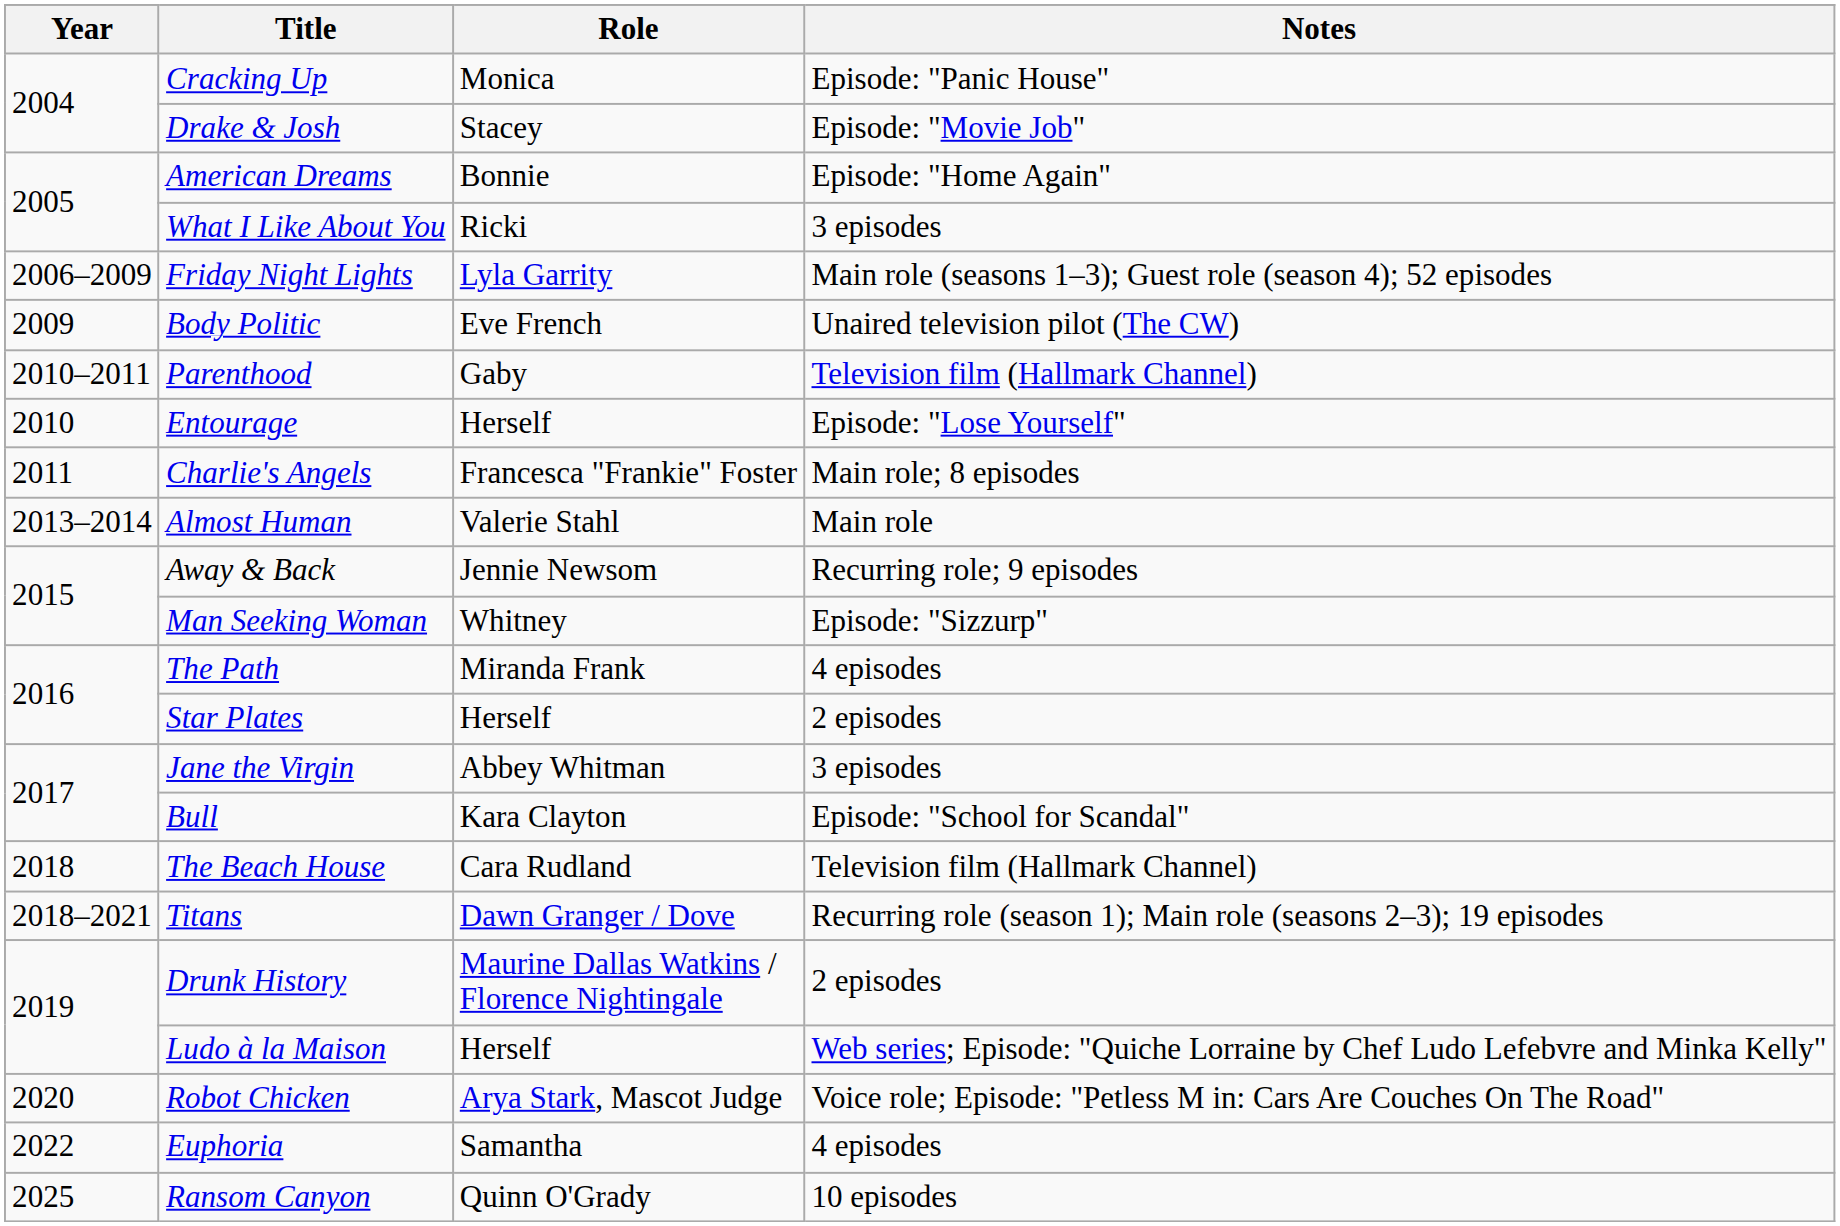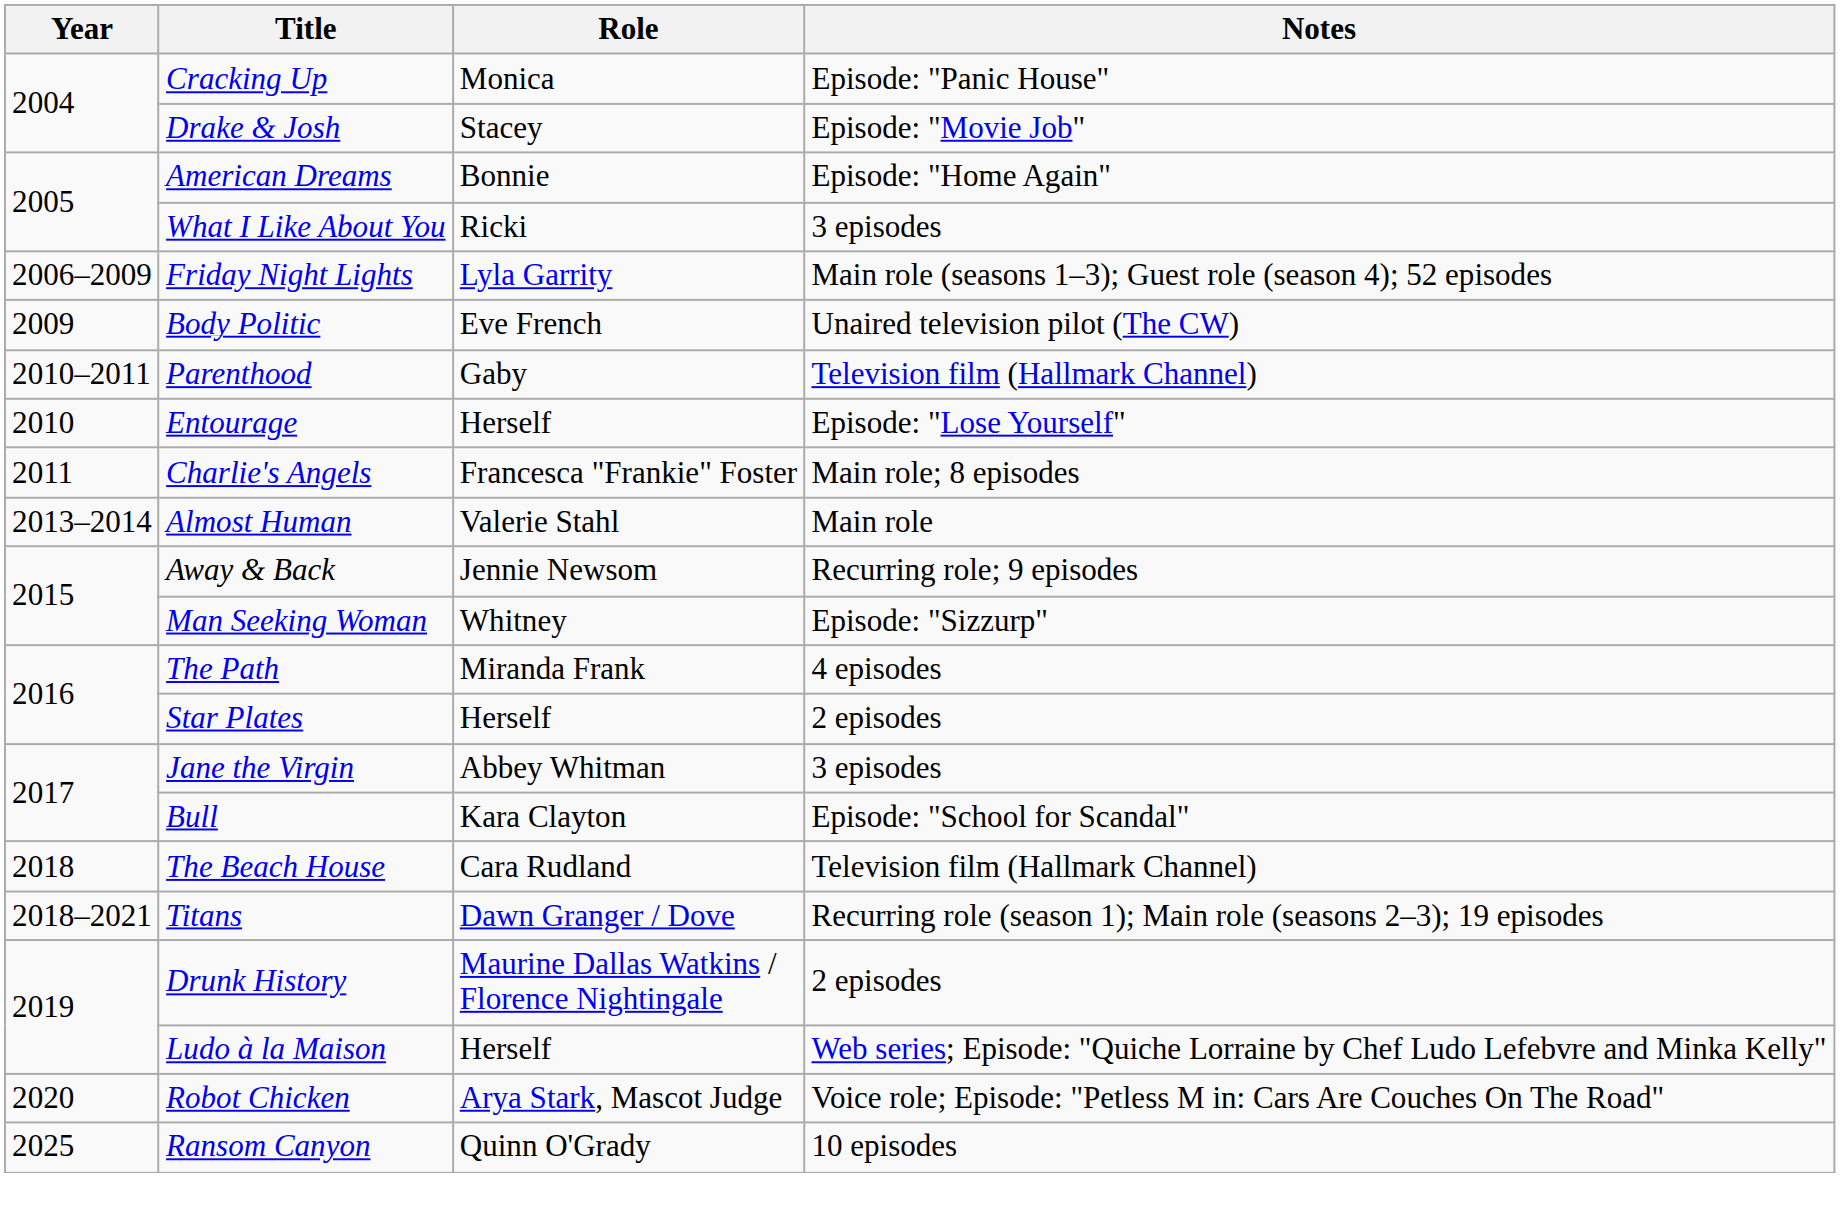- row: (225, 1147)
